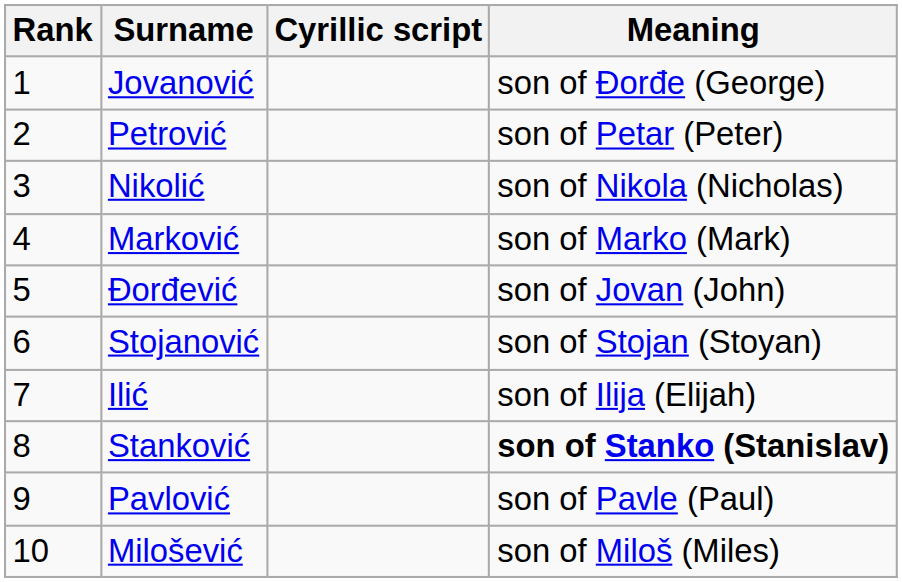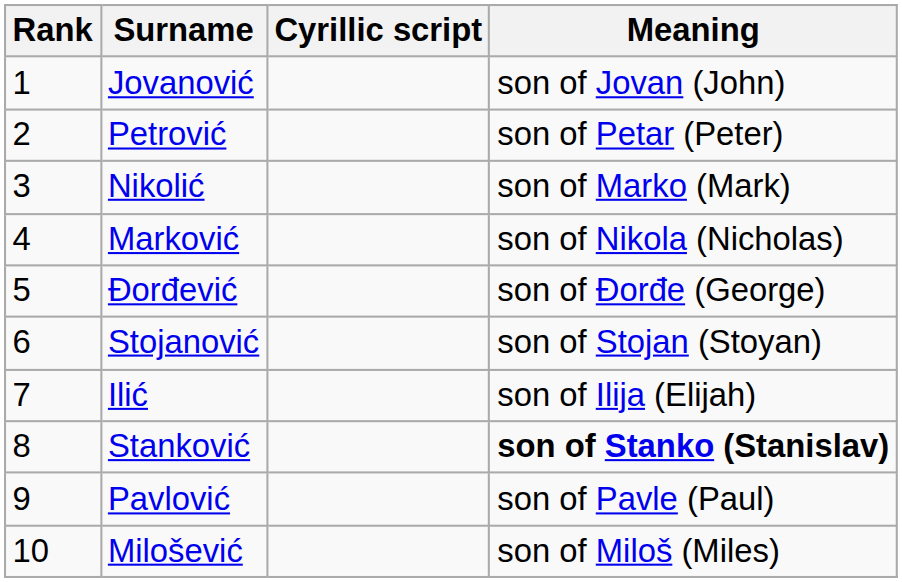(661, 82) son of Đorđe (George) -> (641, 82) son of Jovan (John)
(671, 186) son of Nikola (Nicholas) -> (644, 186) son of Marko (Mark)
(644, 238) son of Marko (Mark) -> (671, 238) son of Nikola (Nicholas)
(641, 290) son of Jovan (John) -> (661, 290) son of Đorđe (George)
